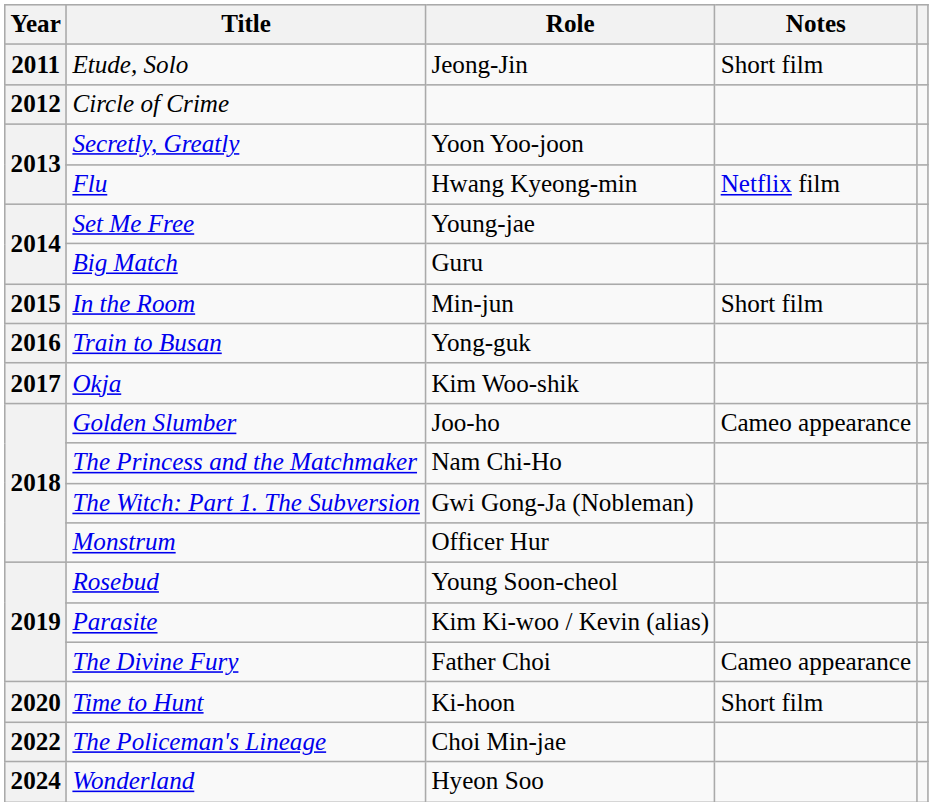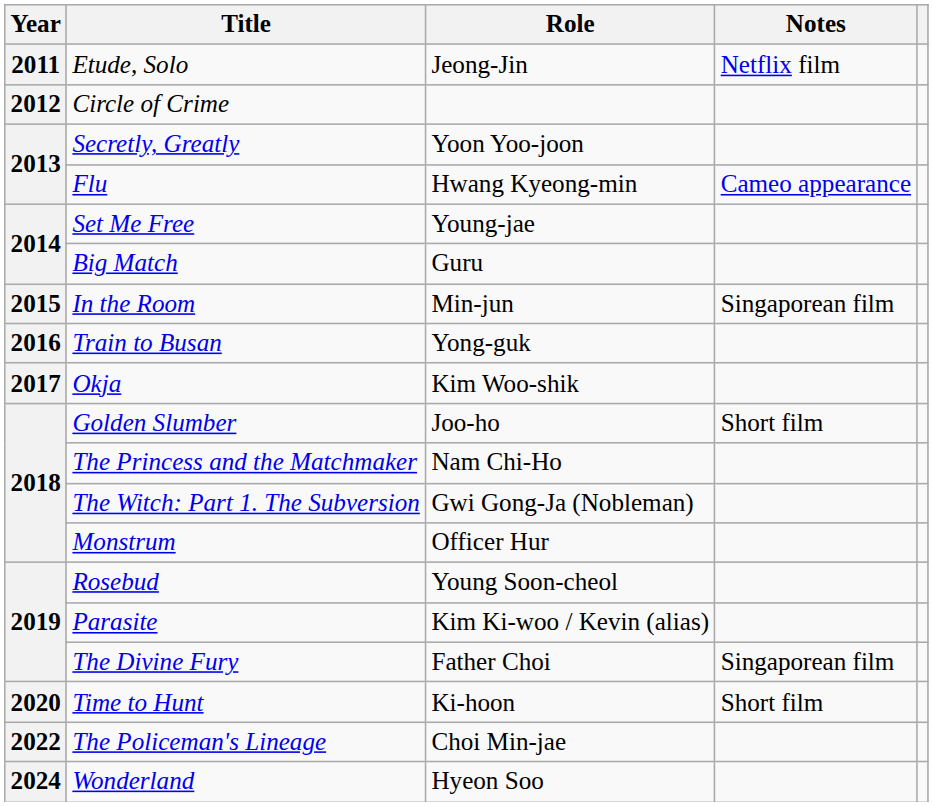(772, 64) Short film -> (780, 64) Netflix film
(780, 183) Netflix film -> (816, 183) Cameo appearance
(772, 303) Short film -> (808, 303) Singaporean film
(816, 422) Cameo appearance -> (772, 422) Short film
(816, 661) Cameo appearance -> (808, 661) Singaporean film
